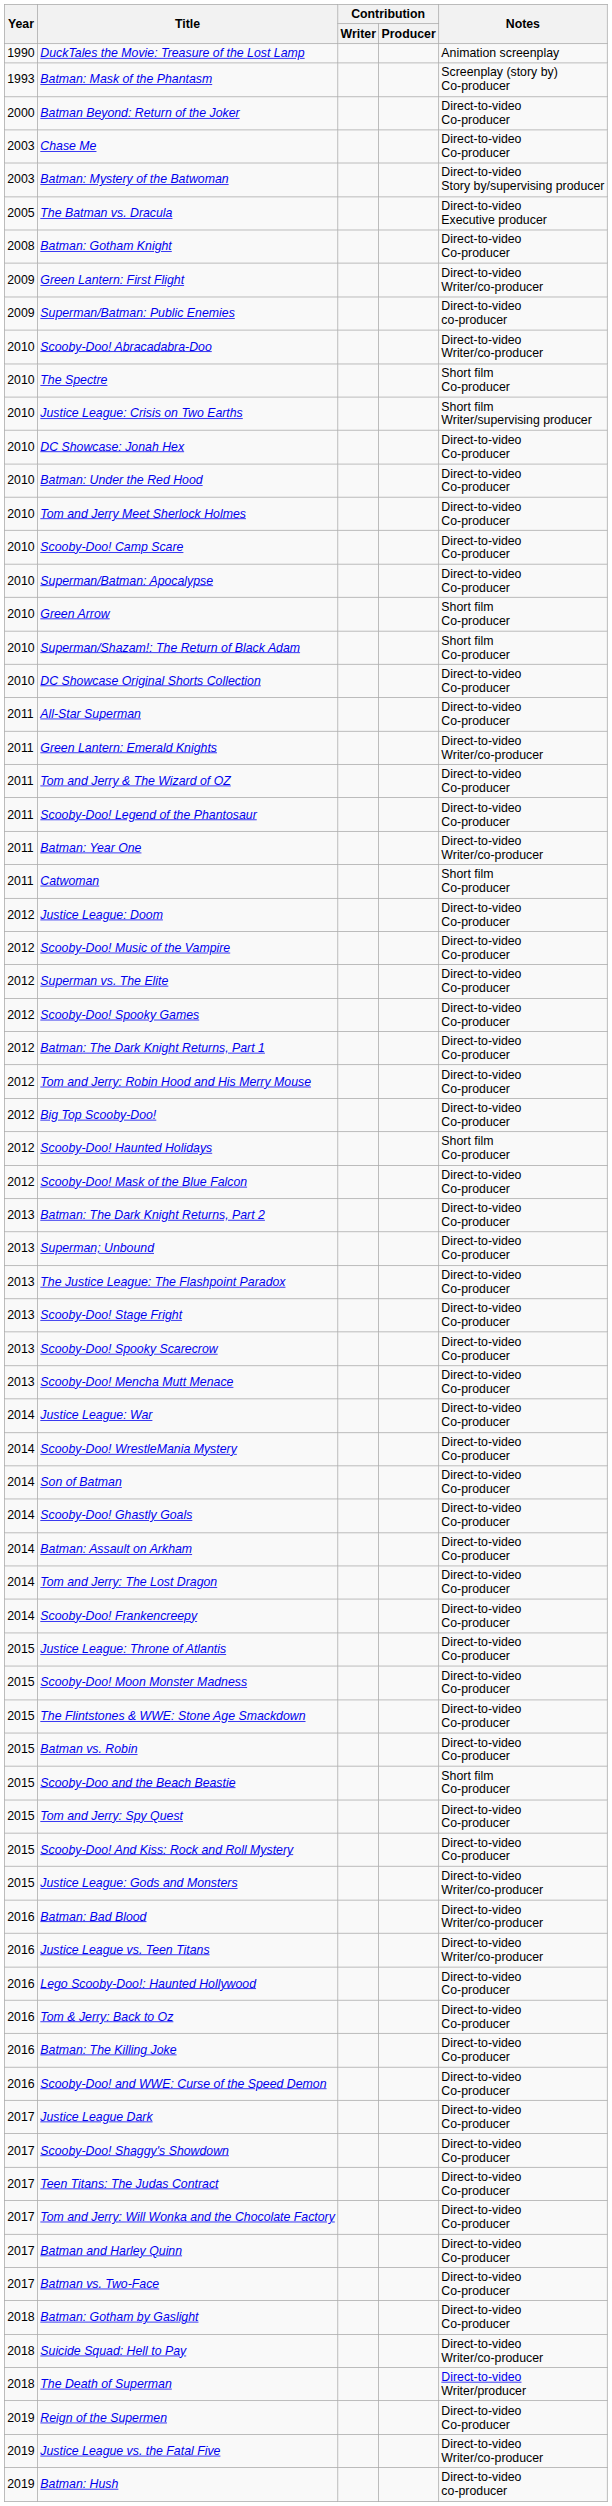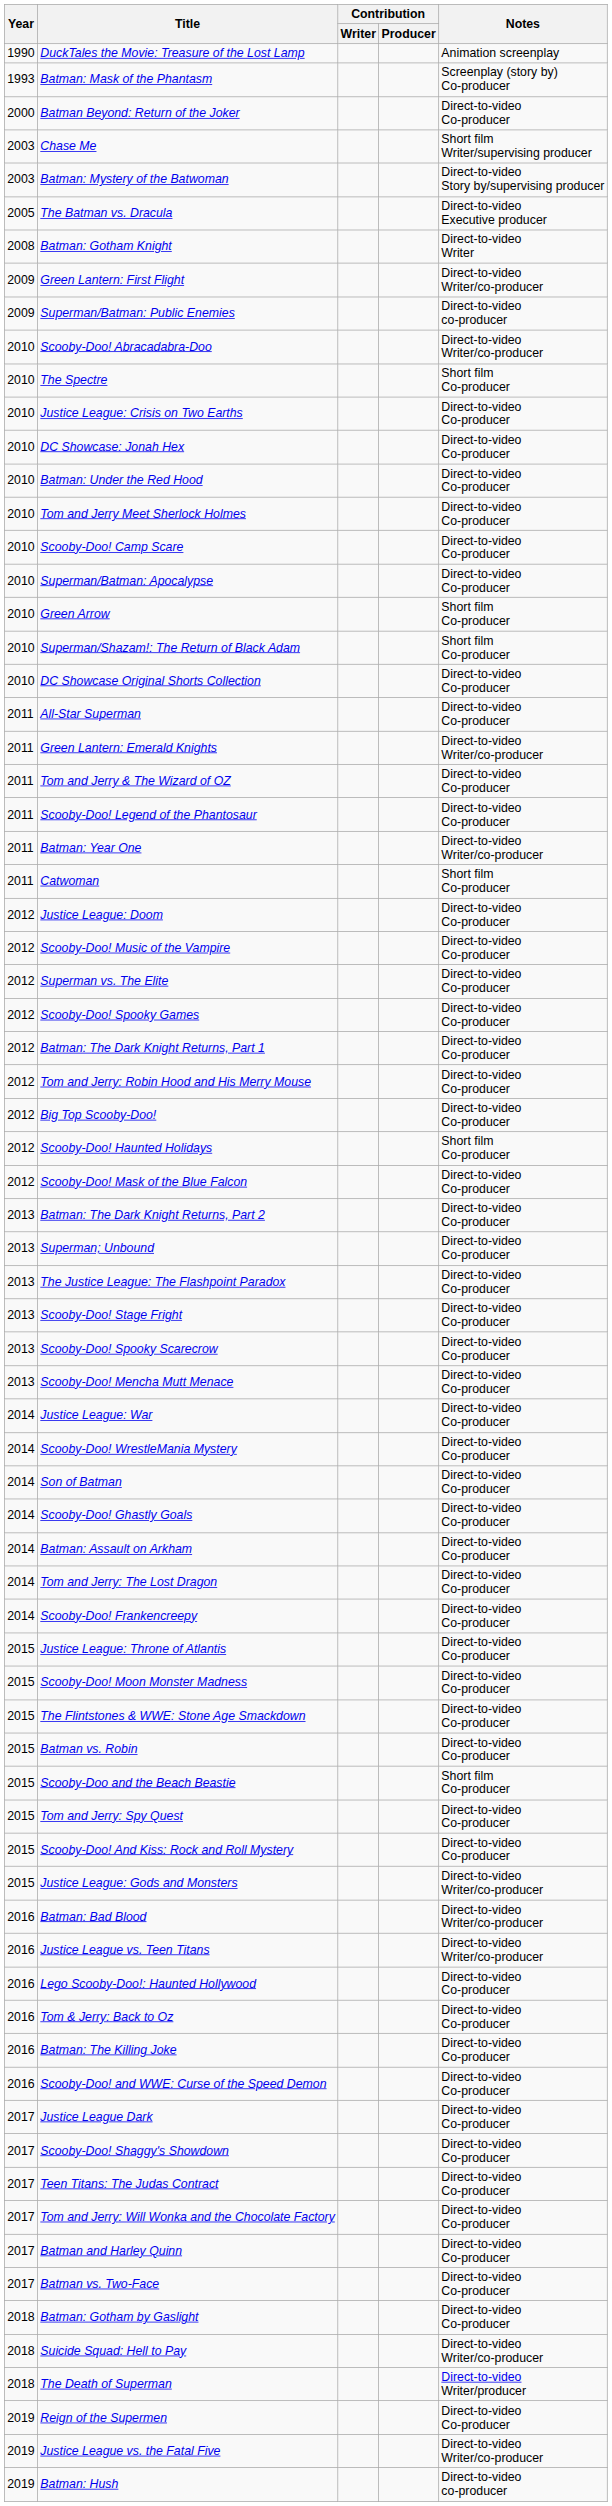(481, 146) Direct-to-video Co-producer -> (517, 146) Short film Writer/supervising producer
(481, 246) Direct-to-video Co-producer -> (481, 246) Direct-to-video Writer
(517, 413) Short film Writer/supervising producer -> (481, 413) Direct-to-video Co-producer
